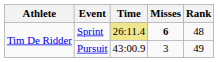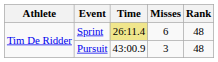(166, 31) bold -> (166, 31) normal
(199, 49) 49 -> (199, 49) 48
